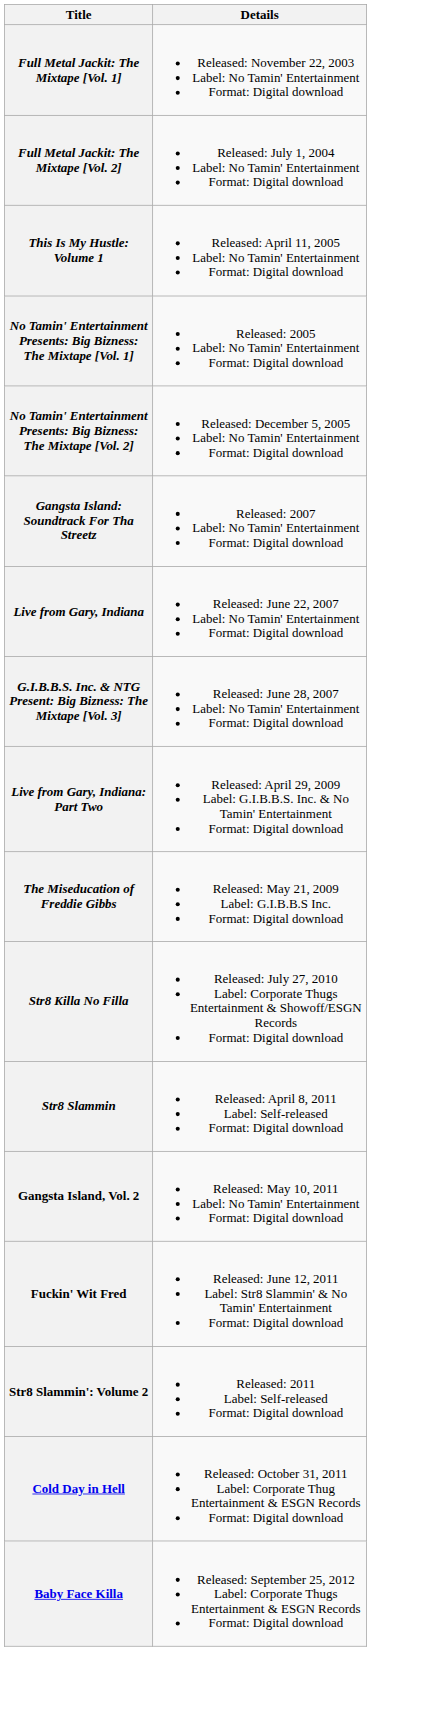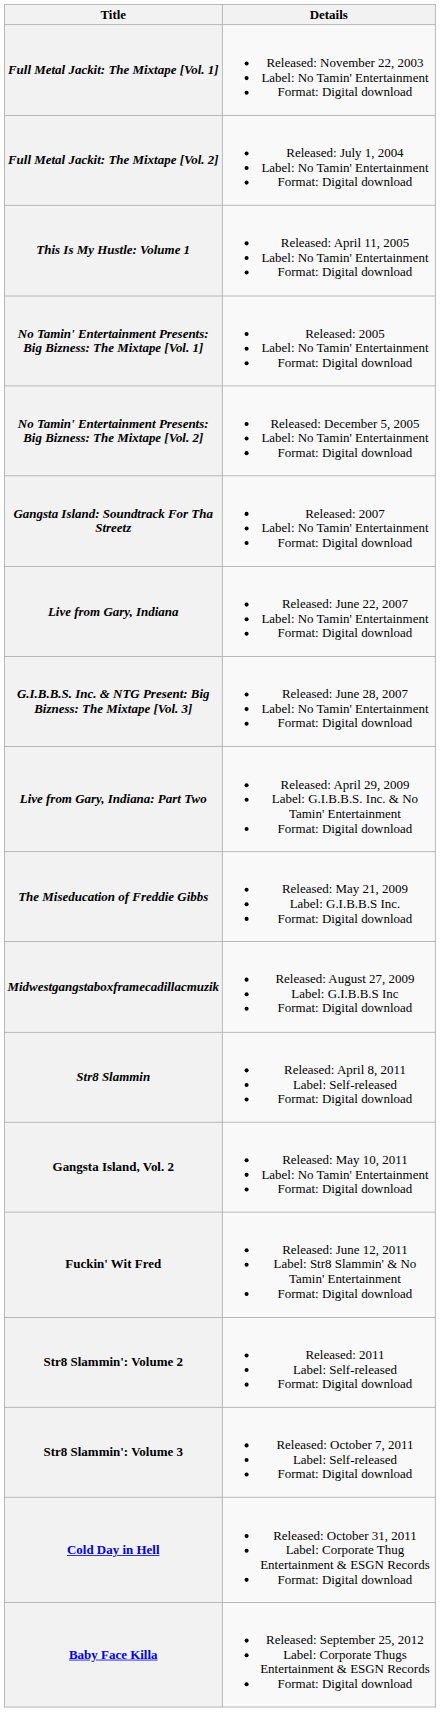+ row: (113, 986)
- row: (79, 1001)
+ row: (113, 1452)
